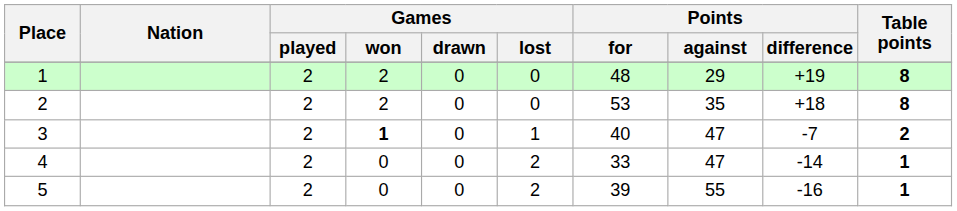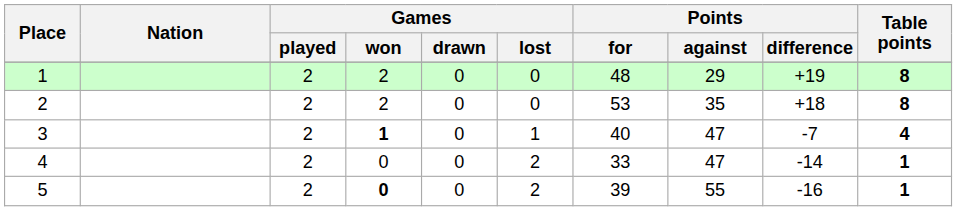(905, 133) 2 -> (905, 133) 4
(384, 190) normal -> (384, 190) bold
